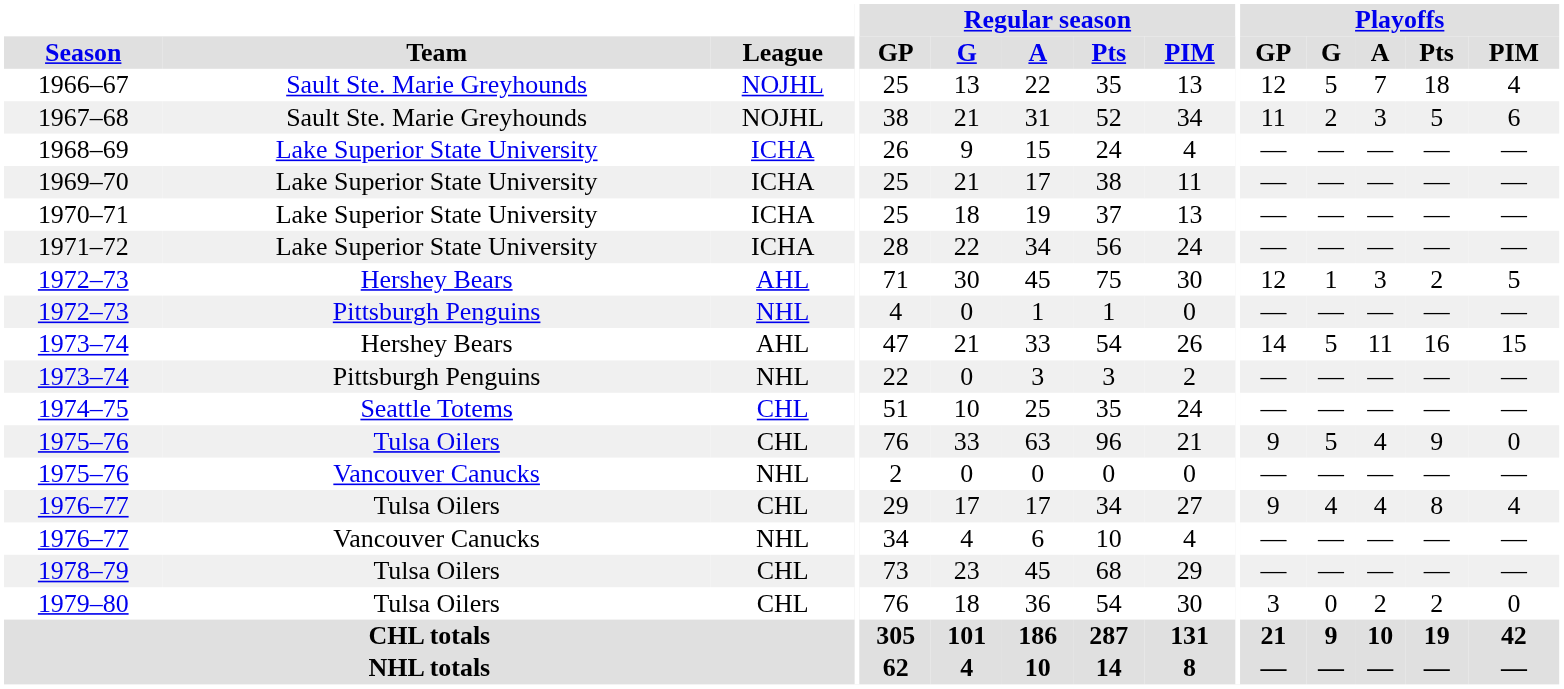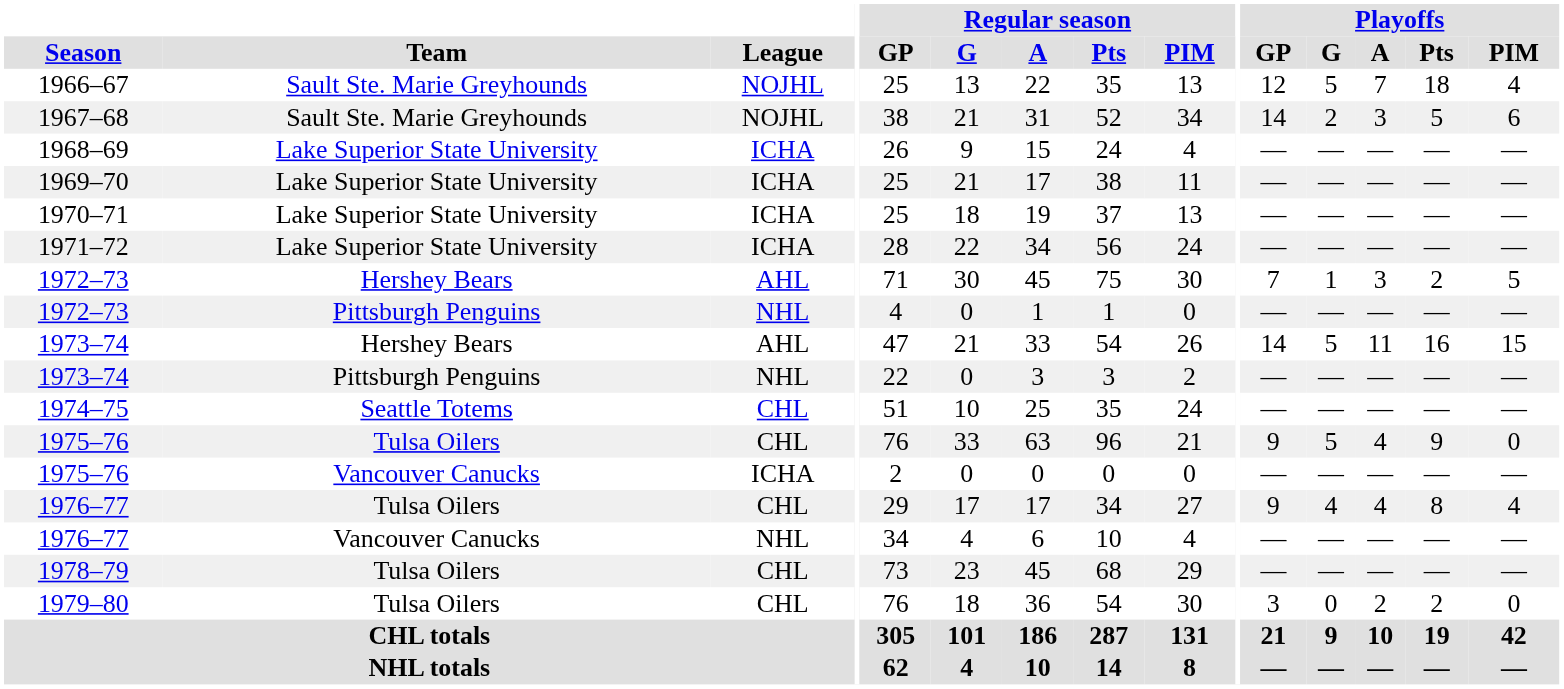(1273, 117) 11 -> (1273, 117) 14
(1273, 279) 12 -> (1273, 279) 7
(783, 473) NHL -> (783, 473) ICHA
